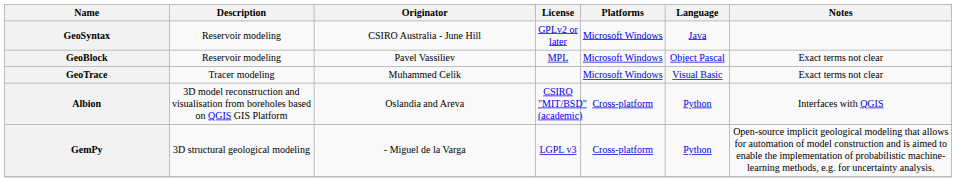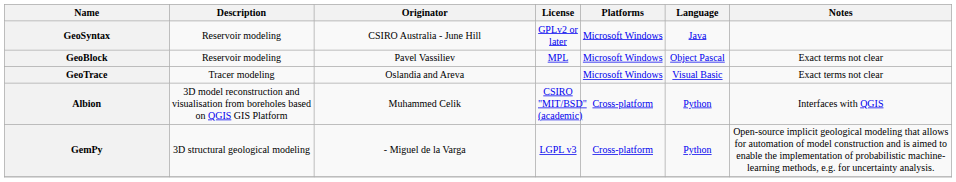(425, 75) Muhammed Celik -> (425, 75) Oslandia and Areva
(425, 104) Oslandia and Areva -> (425, 104) Muhammed Celik
